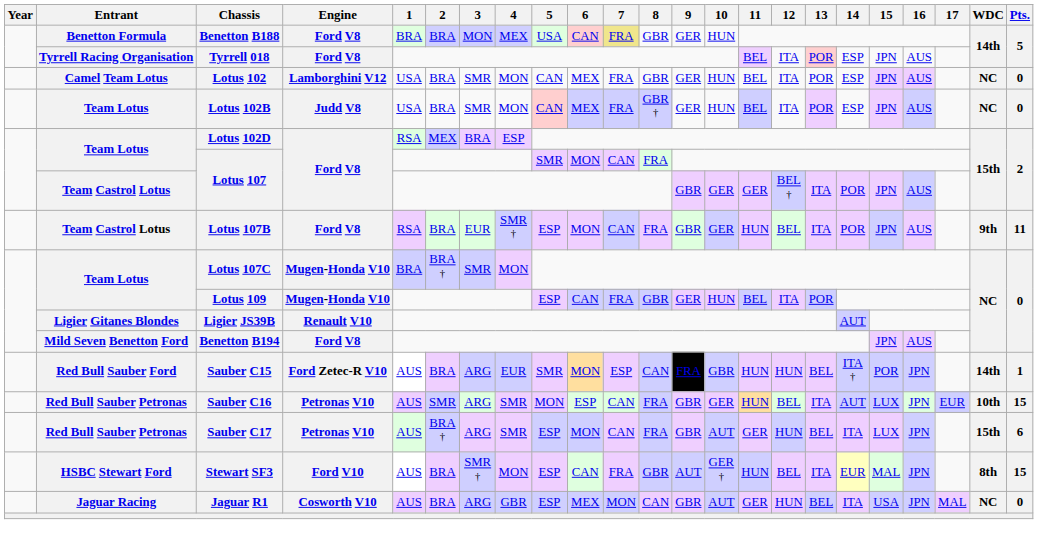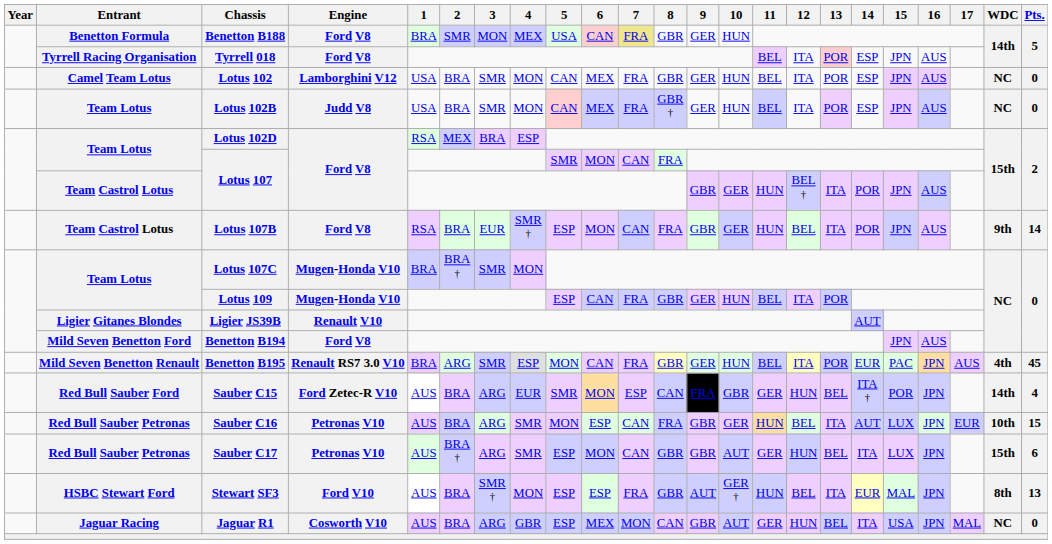(442, 35) BRA -> (457, 35) SMR
(755, 189) GER -> (770, 189) HUN
(1020, 229) 11 -> (1035, 229) 14
+ row: (119, 362)
(755, 371) HUN -> (770, 392) GER
(1020, 371) 1 -> (1035, 392) 4
(442, 401) SMR -> (457, 422) BRA
(656, 431) FRA -> (670, 453) GBR
(585, 471) CAN -> (600, 492) ESP
(1020, 471) 15 -> (1035, 492) 13
